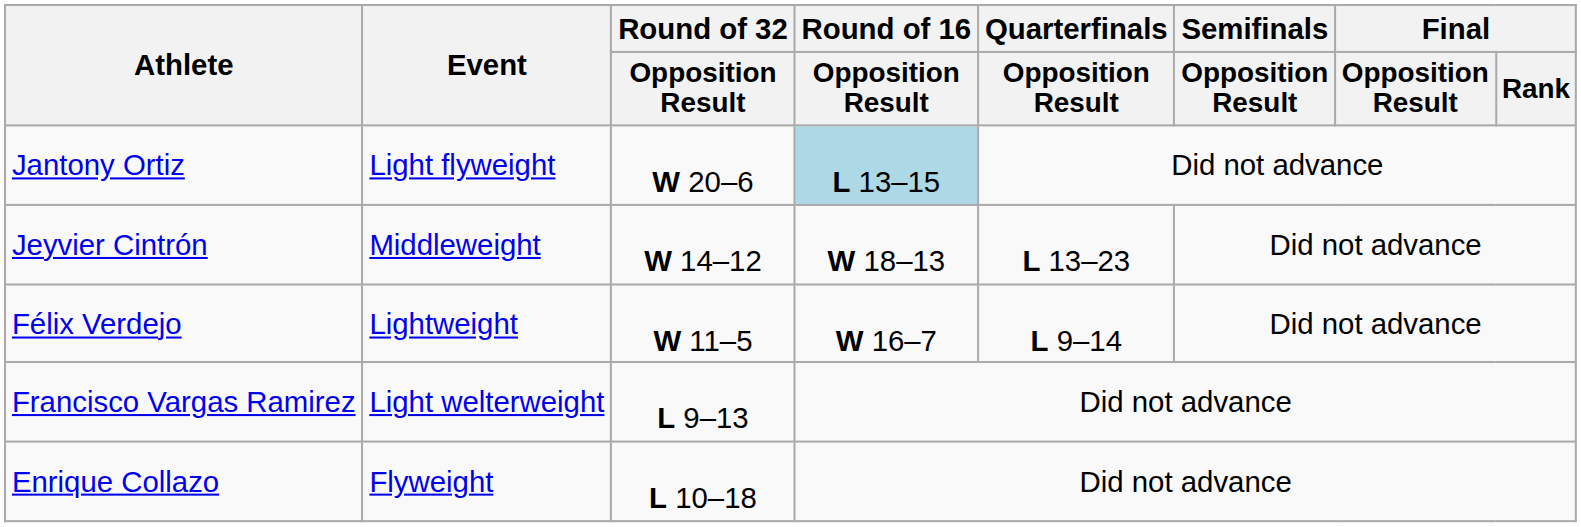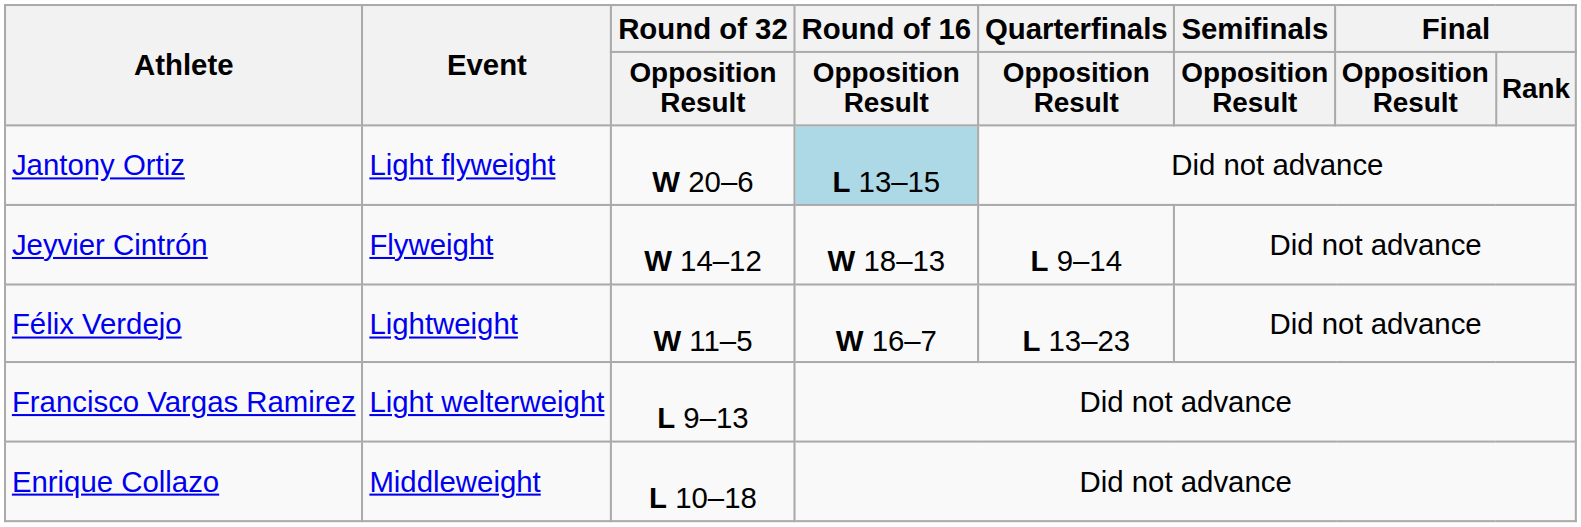(455, 245) Middleweight -> (431, 245) Flyweight
(1076, 261) L 13–23 -> (1076, 261) L 9–14
(1076, 340) L 9–14 -> (1076, 340) L 13–23
(431, 482) Flyweight -> (455, 482) Middleweight
